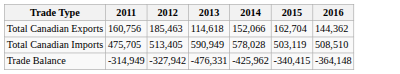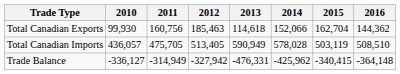+ column: (126, 12)
